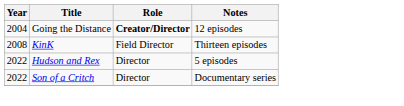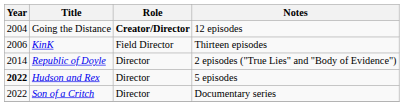(17, 45) 2008 -> (17, 45) 2006
+ row: (69, 61)
(17, 61) normal -> (17, 77) bold
